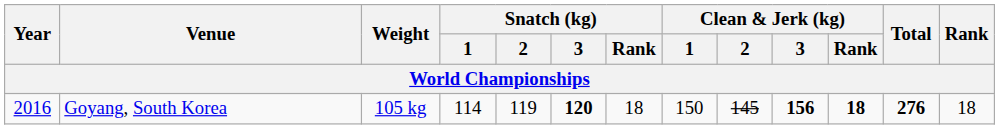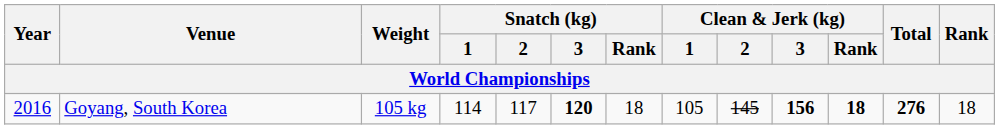(523, 108) 119 -> (523, 108) 117
(689, 108) 150 -> (689, 108) 105
